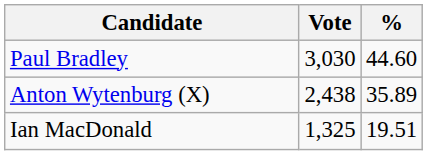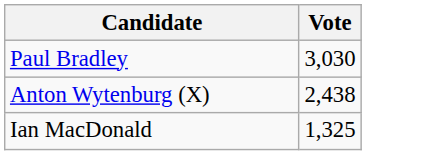- column: (392, 22)
